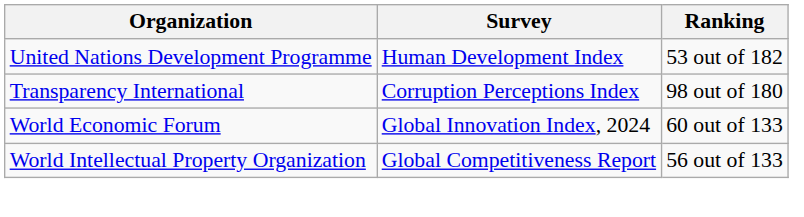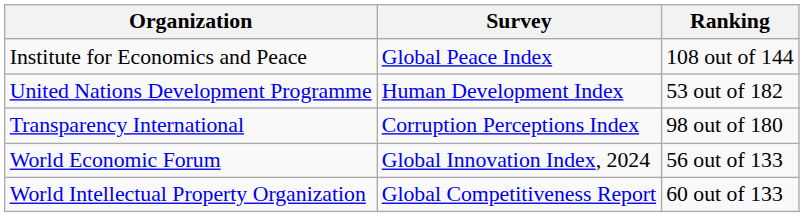+ row: (158, 56)
(724, 125) 60 out of 133 -> (724, 159) 56 out of 133
(724, 159) 56 out of 133 -> (724, 194) 60 out of 133
